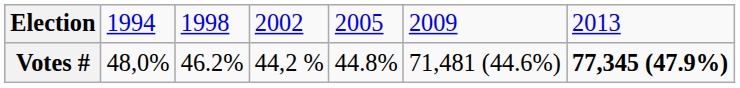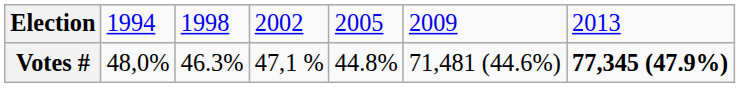(212, 62) 46.2% -> (212, 62) 46.3%
(289, 62) 44,2 % -> (289, 62) 47,1 %
